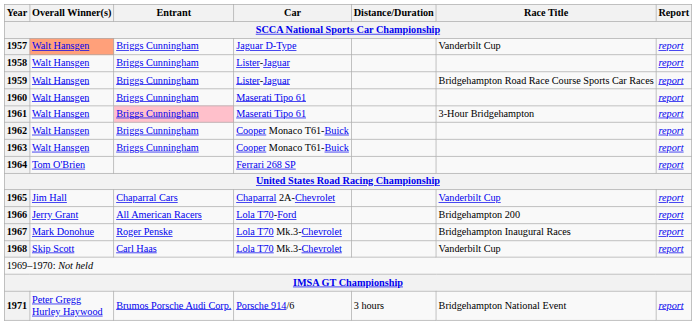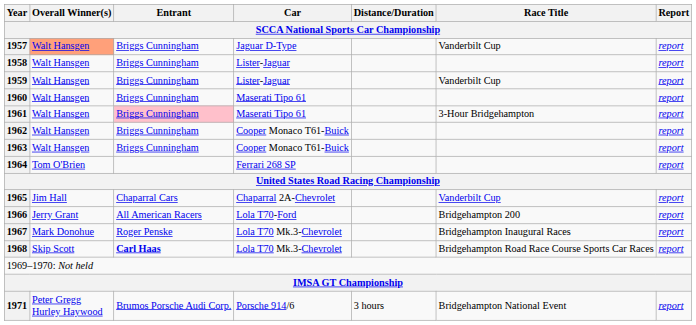(546, 80) Bridgehampton Road Race Course Sports Car Races -> (470, 80) Vanderbilt Cup
(136, 249) normal -> (138, 249) bold
(470, 249) Vanderbilt Cup -> (546, 249) Bridgehampton Road Race Course Sports Car Races
